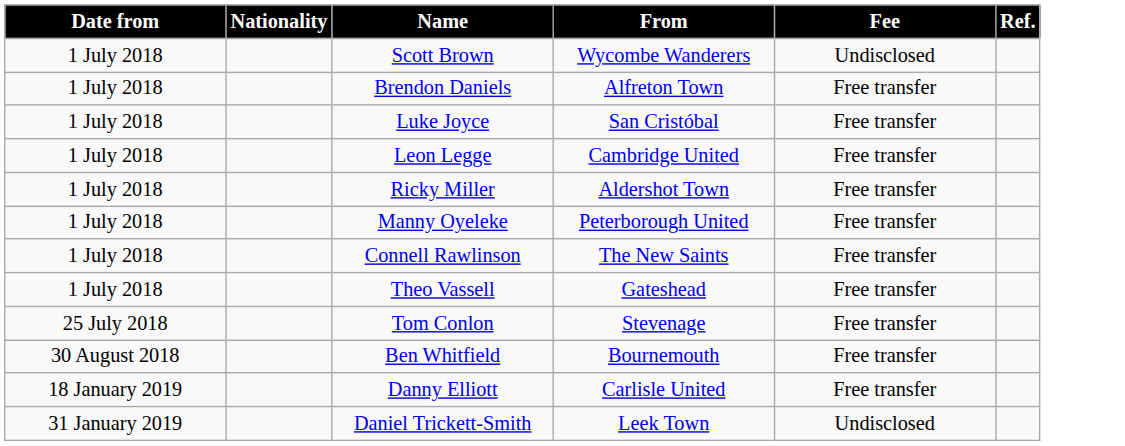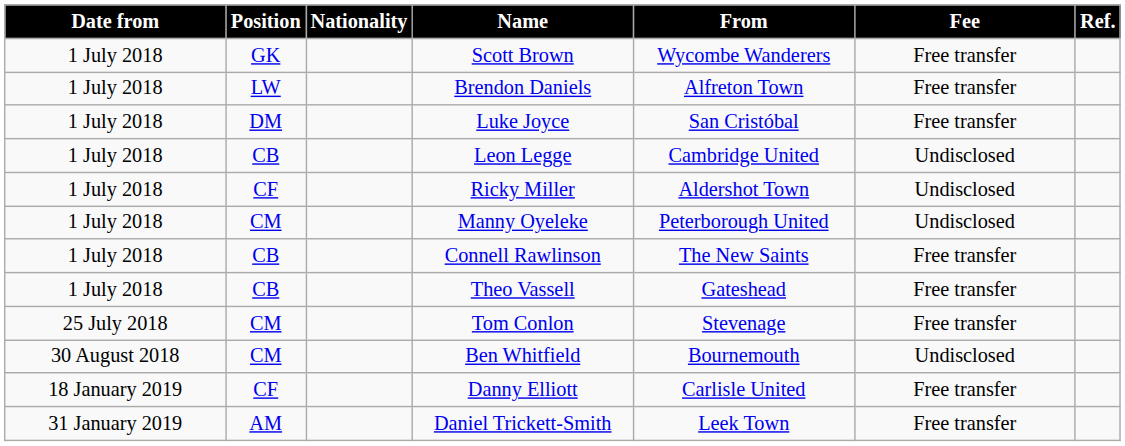+ column: (266, 21)
(885, 55) Undisclosed -> (965, 55) Free transfer
(885, 155) Free transfer -> (965, 155) Undisclosed
(885, 189) Free transfer -> (965, 189) Undisclosed
(885, 222) Free transfer -> (965, 222) Undisclosed
(885, 356) Free transfer -> (965, 356) Undisclosed
(885, 423) Undisclosed -> (965, 423) Free transfer
